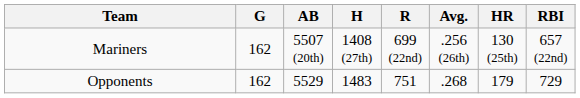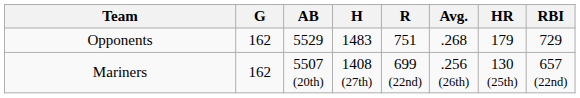rows swapped: (120, 48) <-> (120, 81)
